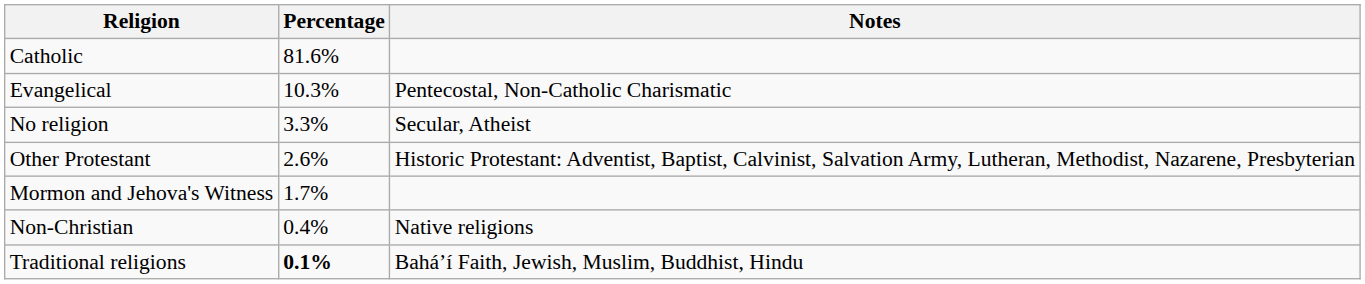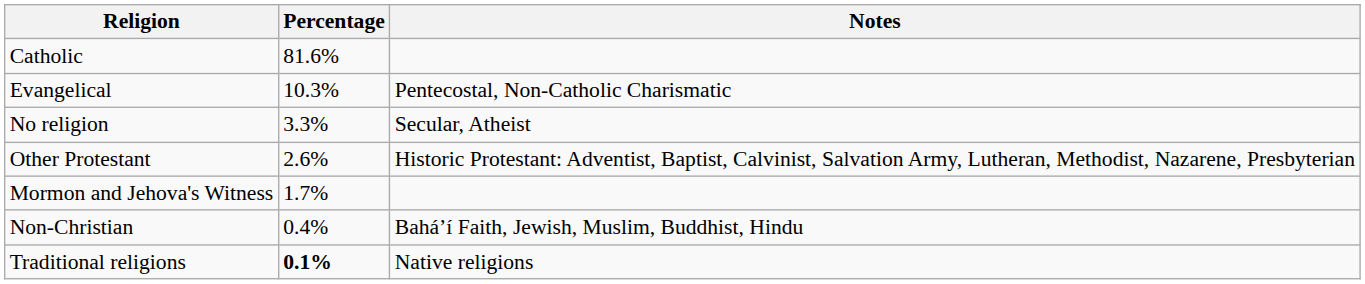(464, 227) Native religions -> (599, 227) Baháʼí Faith, Jewish, Muslim, Buddhist, Hindu
(599, 261) Baháʼí Faith, Jewish, Muslim, Buddhist, Hindu -> (464, 261) Native religions
